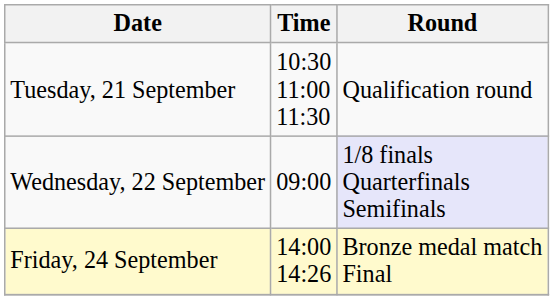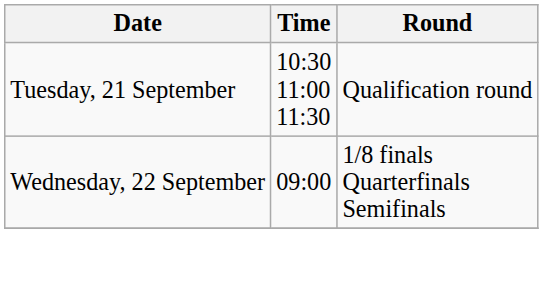(406, 181) lavender background -> (406, 181) no background
- row: (114, 260)
